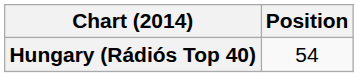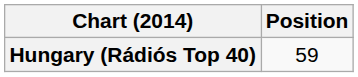(307, 54) 54 -> (307, 54) 59
